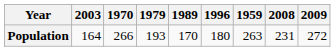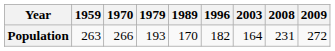columns swapped: (249, 14) <-> (88, 14)
(220, 35) 180 -> (220, 35) 182
